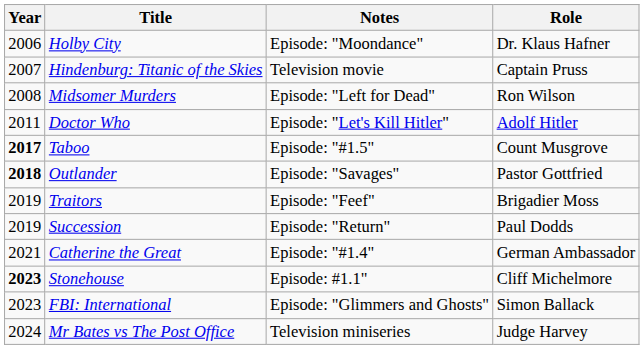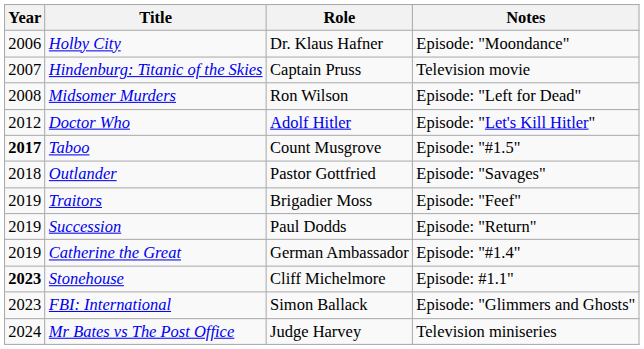columns swapped: (566, 17) <-> (380, 17)
(24, 122) 2011 -> (25, 122) 2012
(25, 174) bold -> (25, 174) normal
(25, 252) 2021 -> (25, 252) 2019
